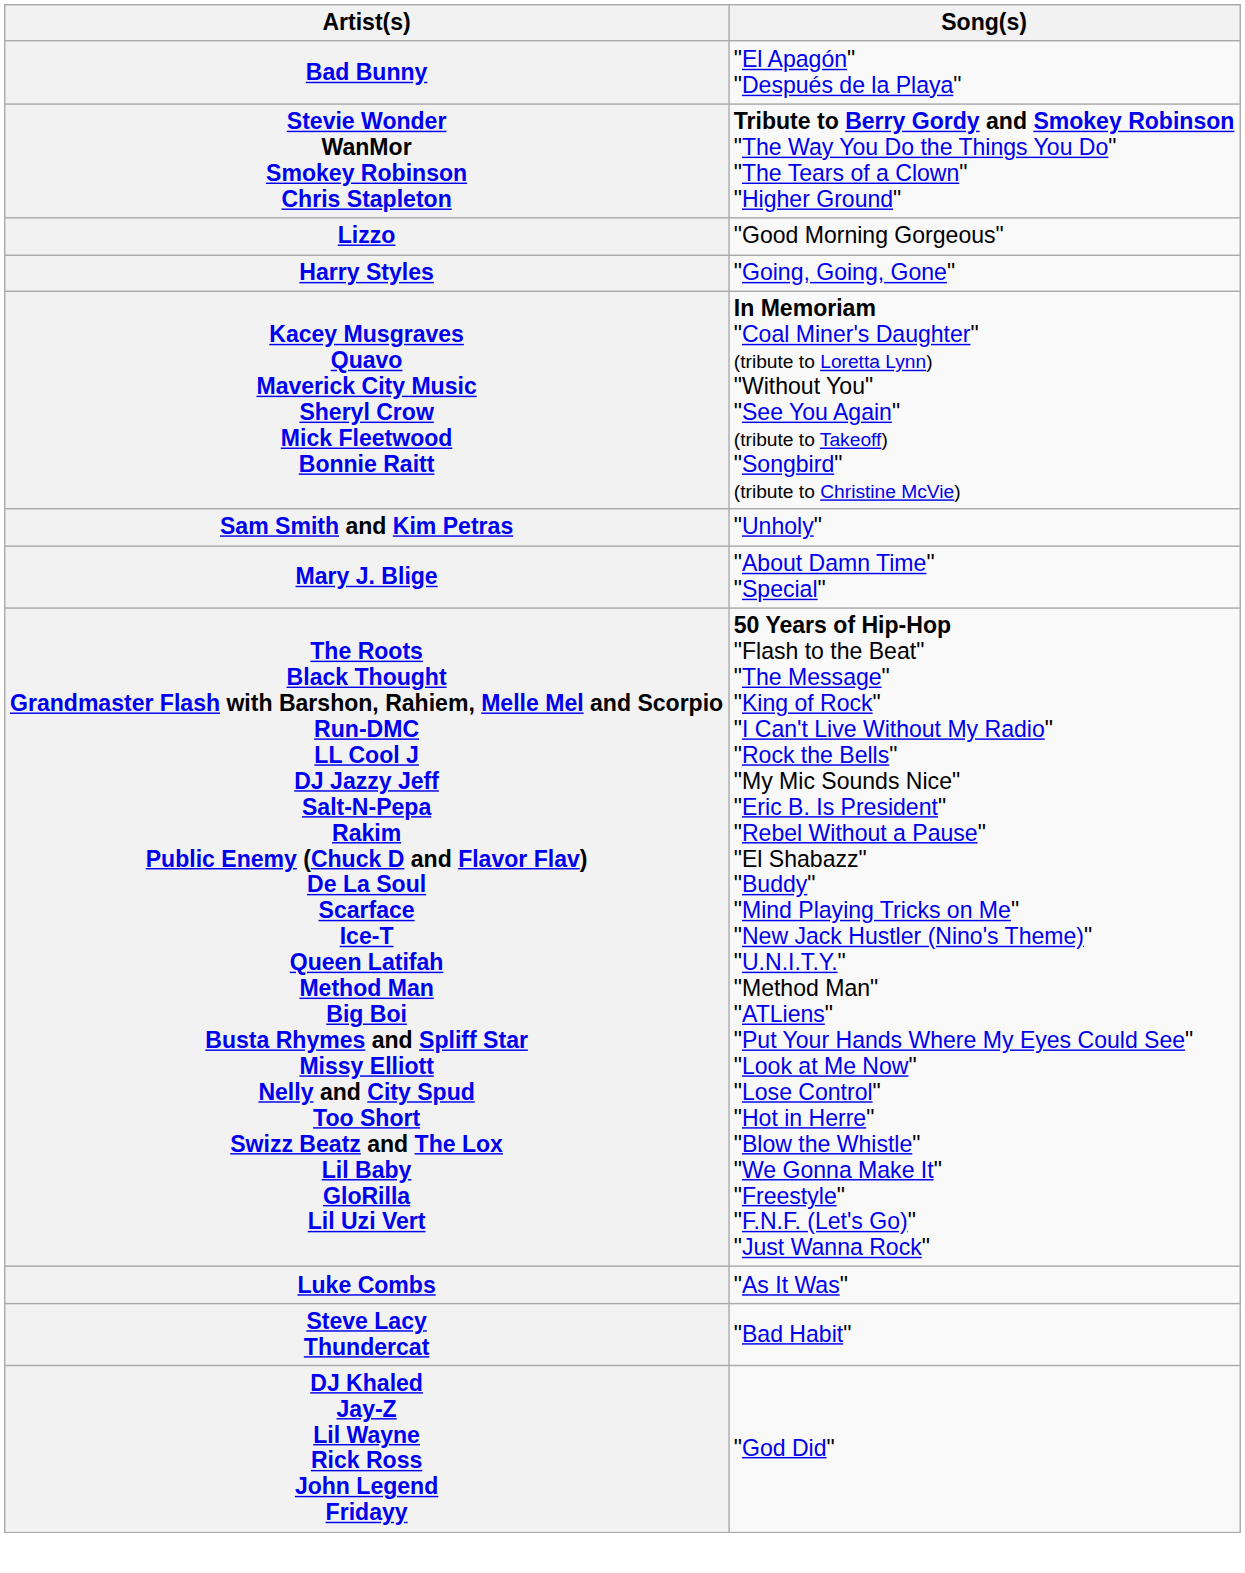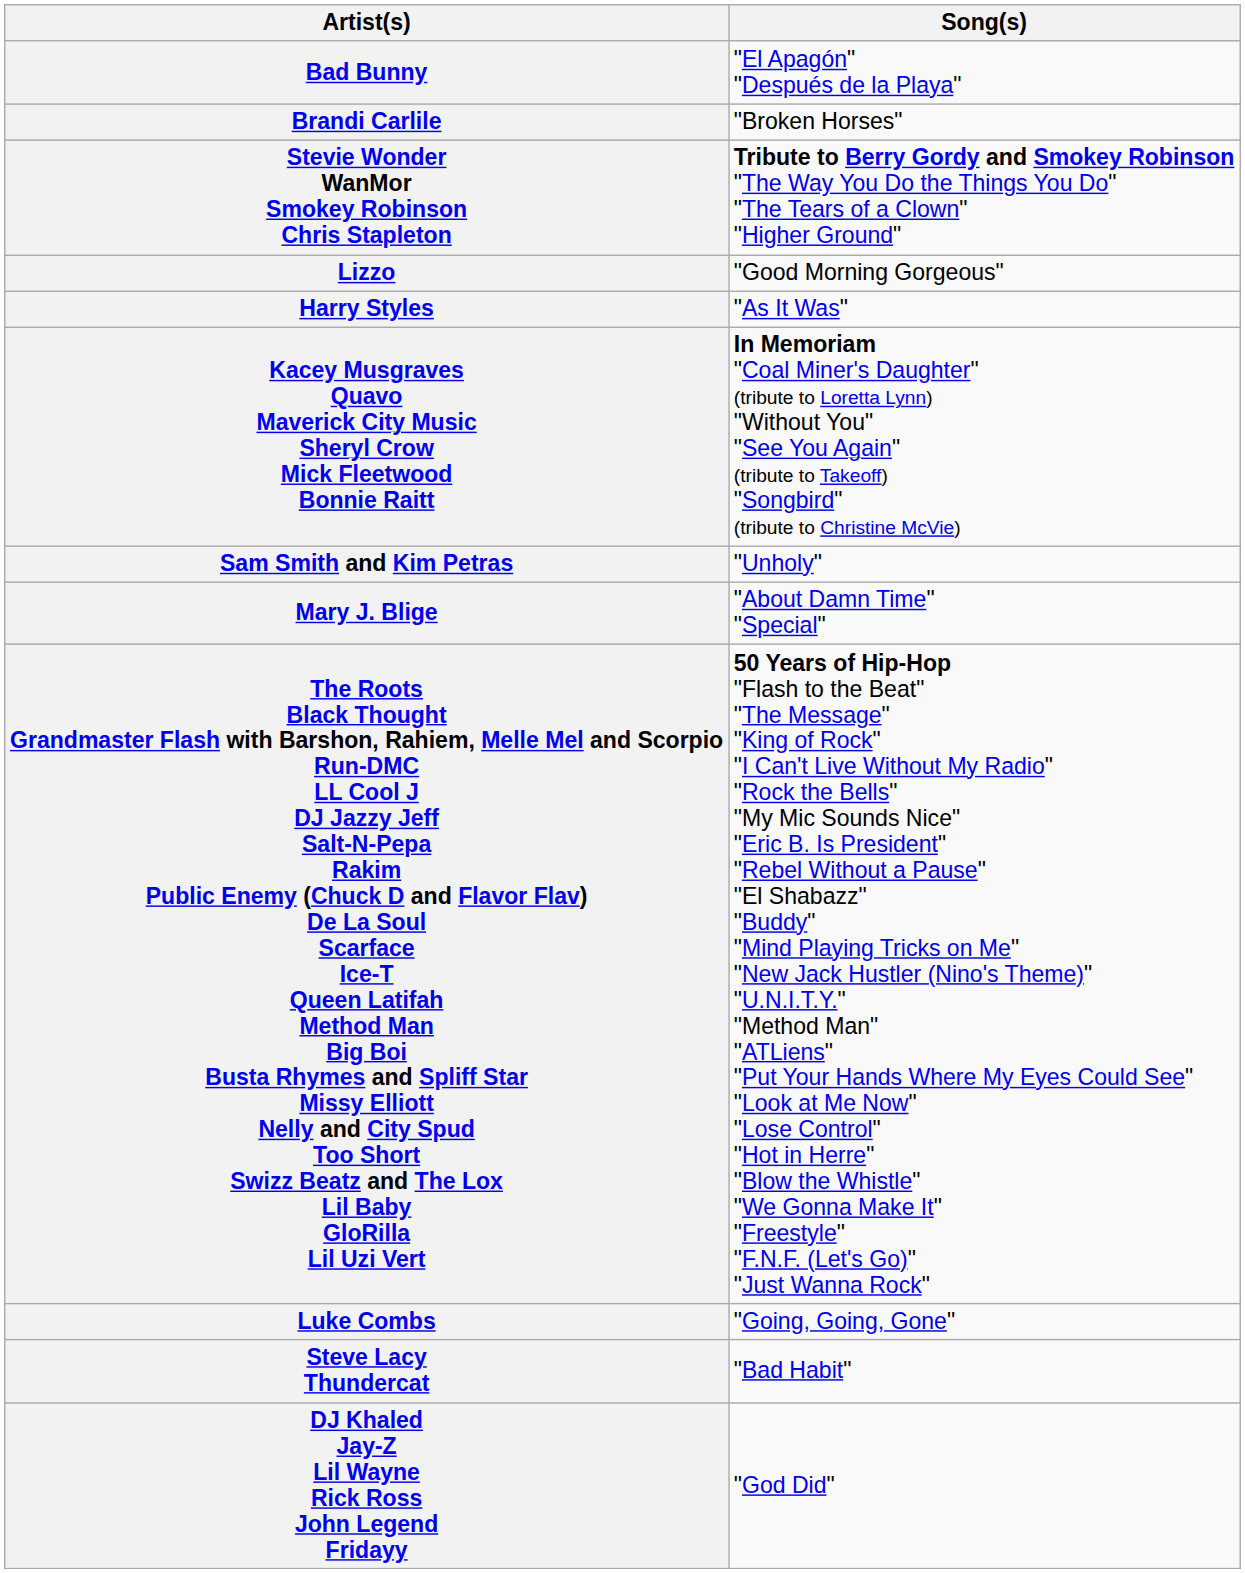+ row: (367, 121)
(844, 272) "Going, Going, Gone" -> (791, 309) "As It Was"
(791, 1284) "As It Was" -> (844, 1321) "Going, Going, Gone"
